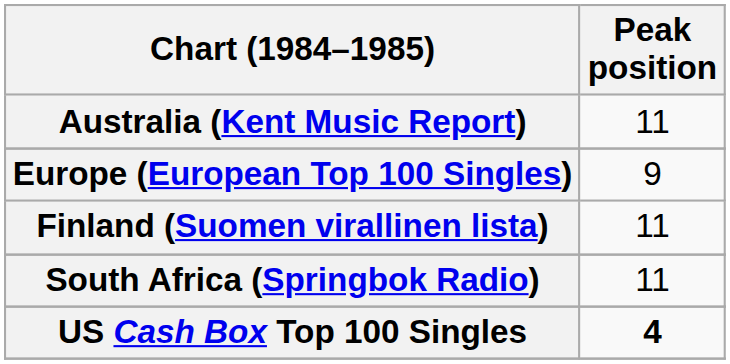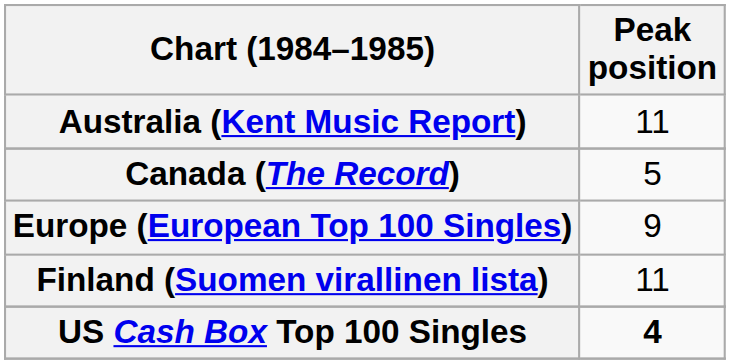+ row: (293, 173)
- row: (293, 279)
